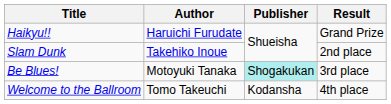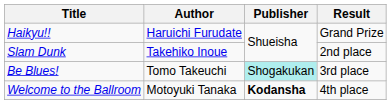(191, 71) Motoyuki Tanaka -> (186, 71) Tomo Takeuchi
(186, 90) Tomo Takeuchi -> (191, 90) Motoyuki Tanaka
(274, 90) normal -> (276, 90) bold
